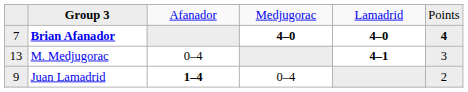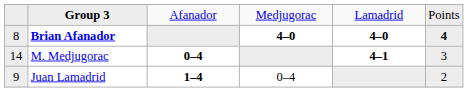(16, 35) 7 -> (16, 35) 8
(16, 56) 13 -> (16, 56) 14
(193, 56) normal -> (193, 56) bold
